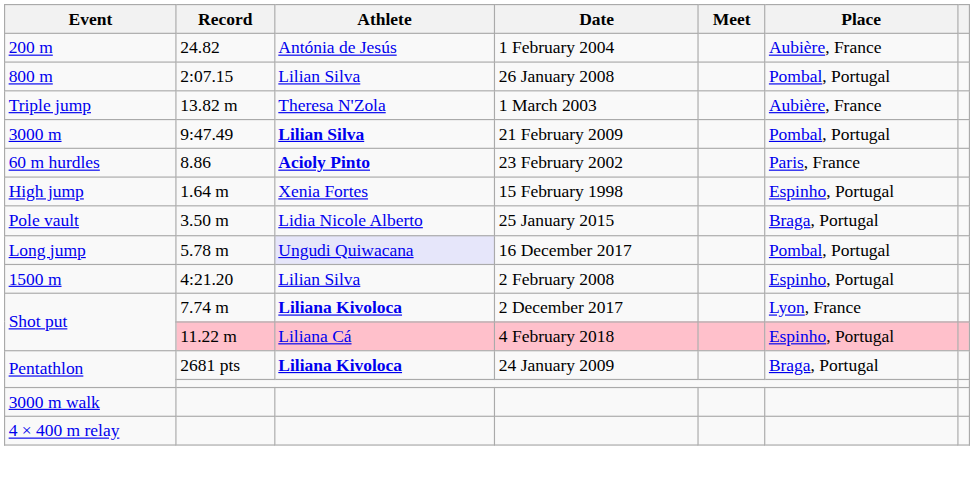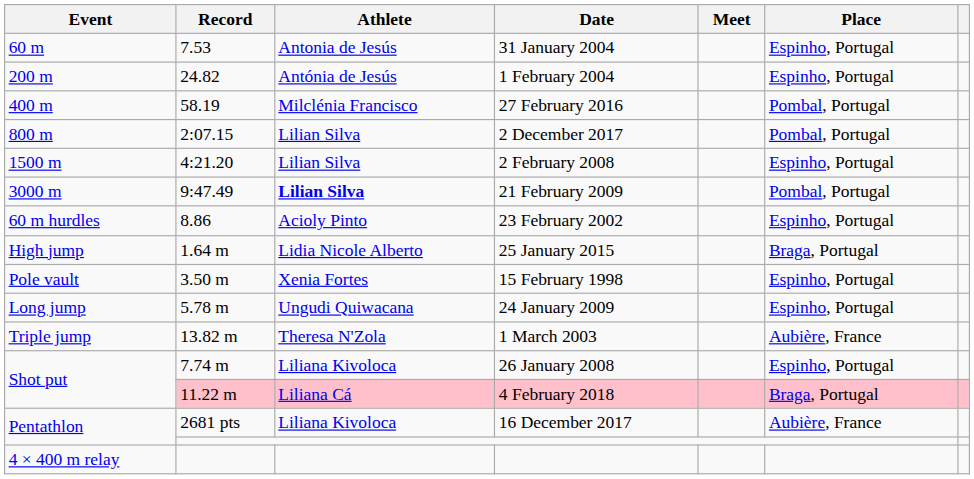+ row: (26, 47)
(825, 47) Aubière, France -> (831, 76) Espinho, Portugal
+ row: (31, 105)
(557, 76) 26 January 2008 -> (561, 134) 2 December 2017
rows swapped: (35, 278) <-> (50, 105)
(324, 163) bold -> (323, 220) normal
(814, 163) Paris, France -> (831, 220) Espinho, Portugal
(323, 192) Xenia Fortes -> (351, 249) Lidia Nicole Alberto
(561, 192) 15 February 1998 -> (557, 249) 25 January 2015
(831, 192) Espinho, Portugal -> (824, 249) Braga, Portugal
(351, 220) Lidia Nicole Alberto -> (323, 278) Xenia Fortes
(557, 220) 25 January 2015 -> (561, 278) 15 February 1998
(824, 220) Braga, Portugal -> (831, 278) Espinho, Portugal
(346, 249) lavender background -> (346, 307) no background
(565, 249) 16 December 2017 -> (557, 307) 24 January 2009
(830, 249) Pombal, Portugal -> (831, 307) Espinho, Portugal
(340, 307) bold -> (337, 364) normal
(561, 307) 2 December 2017 -> (557, 364) 26 January 2008
(815, 307) Lyon, France -> (831, 364) Espinho, Portugal
(831, 336) Espinho, Portugal -> (824, 393) Braga, Portugal
(340, 364) bold -> (337, 422) normal
(557, 364) 24 January 2009 -> (565, 422) 16 December 2017
(824, 364) Braga, Portugal -> (825, 422) Aubière, France
- row: (54, 401)
